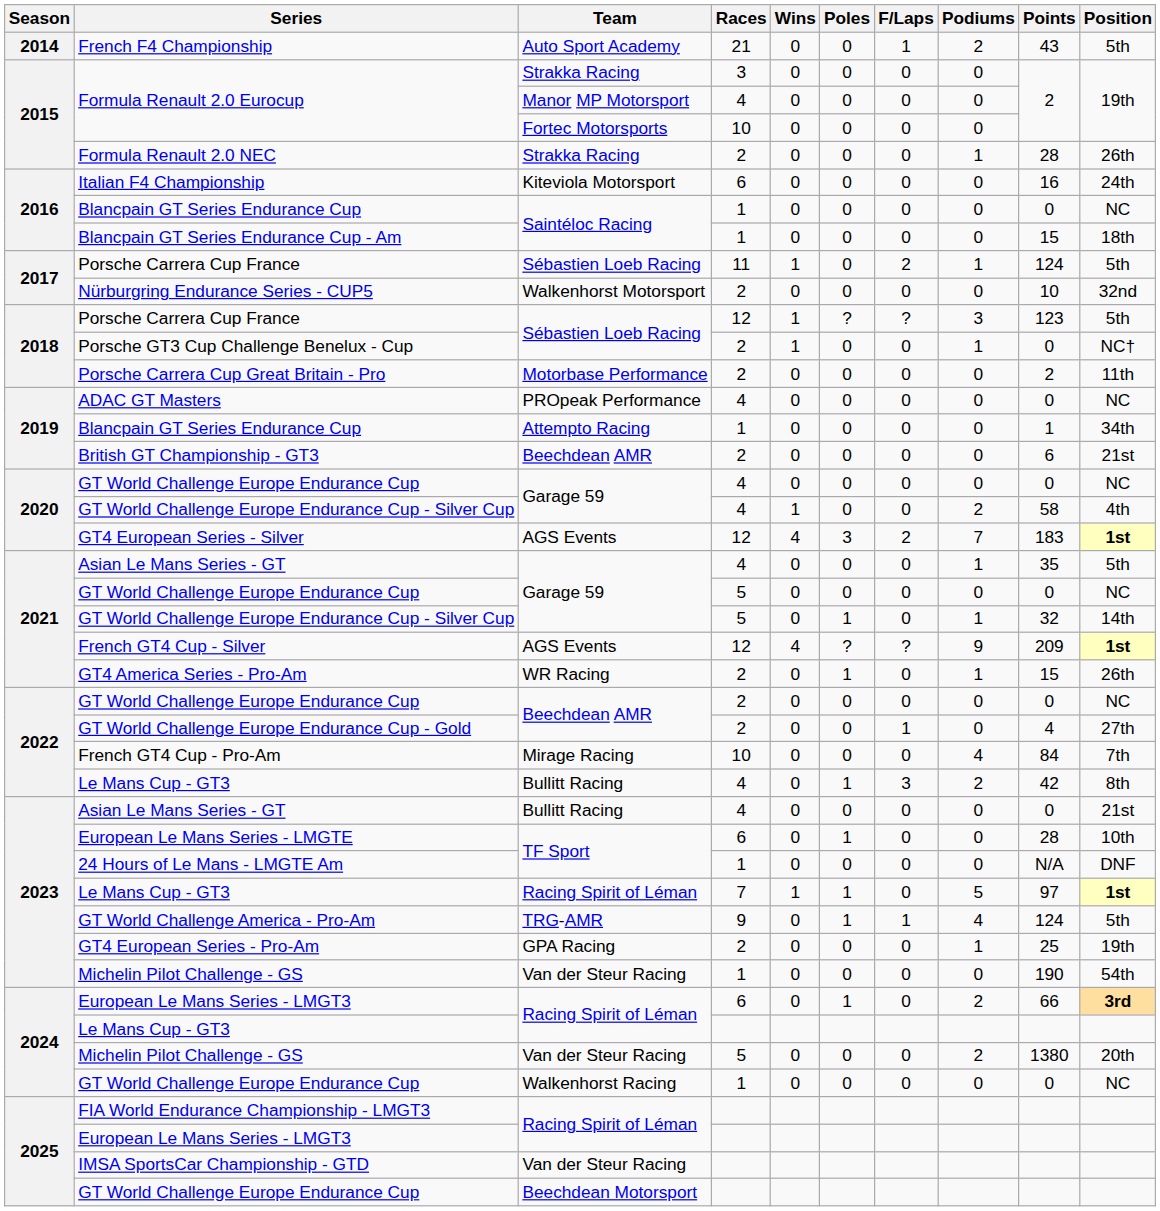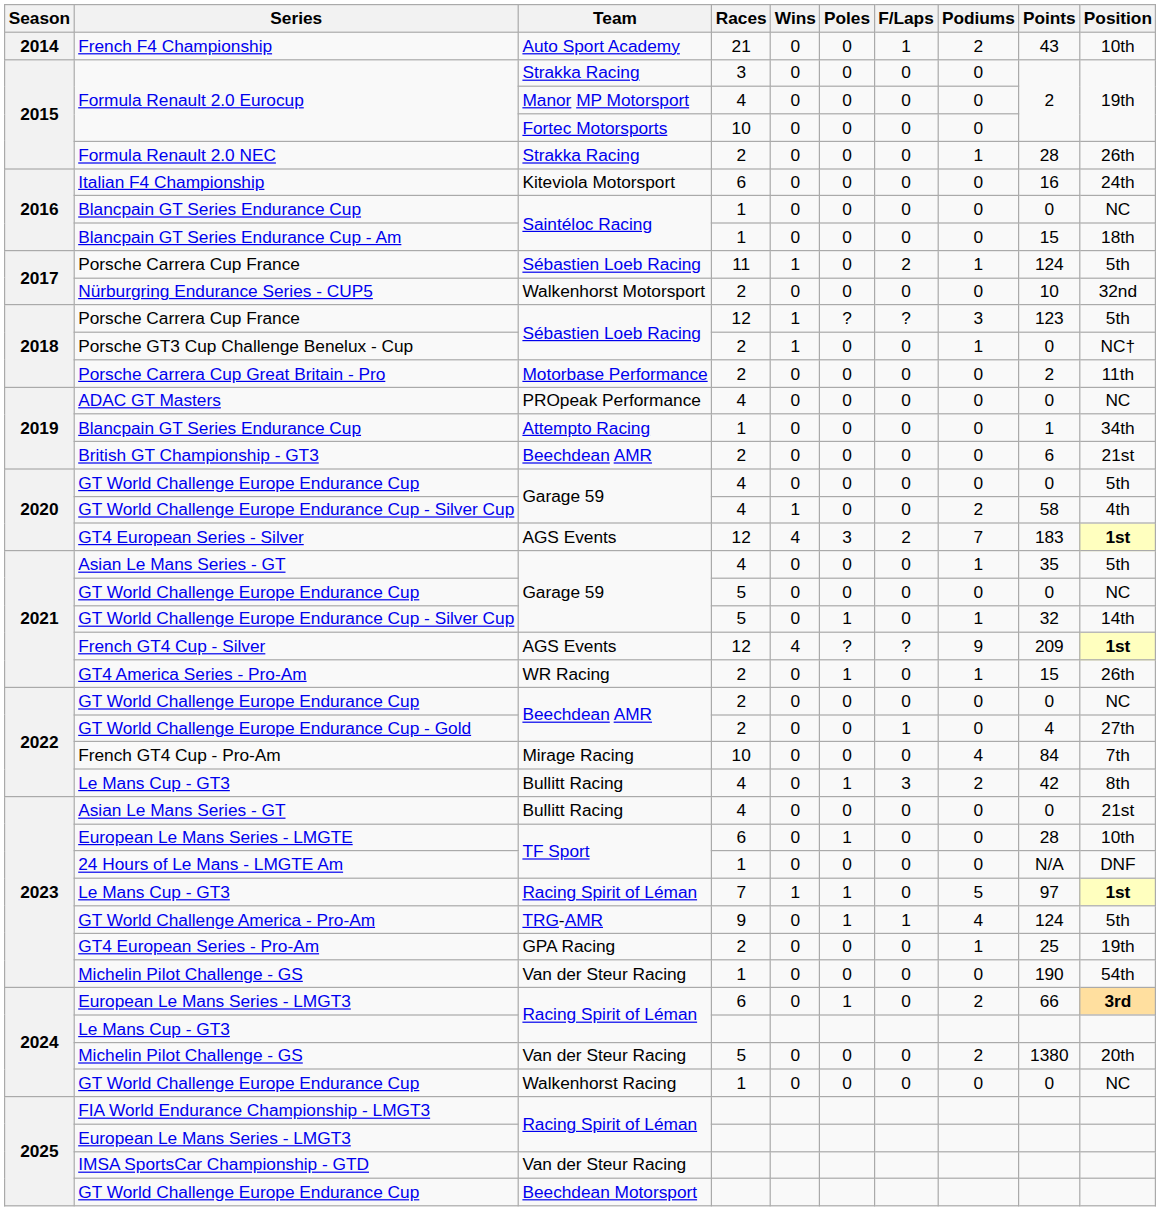(1118, 46) 5th -> (1118, 46) 10th
(1118, 483) NC -> (1118, 483) 5th
